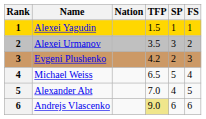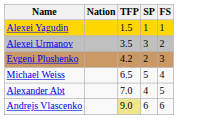- column: (18, 12)
